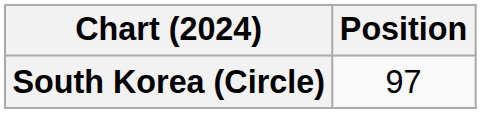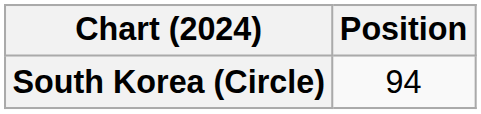(404, 81) 97 -> (404, 81) 94
